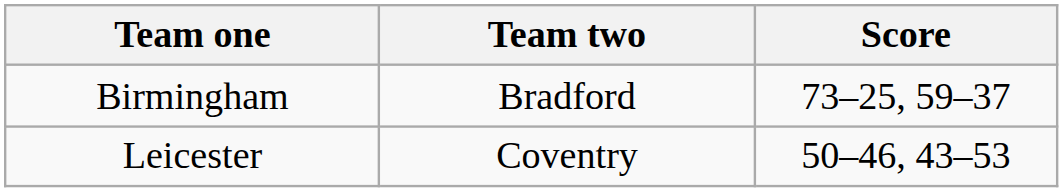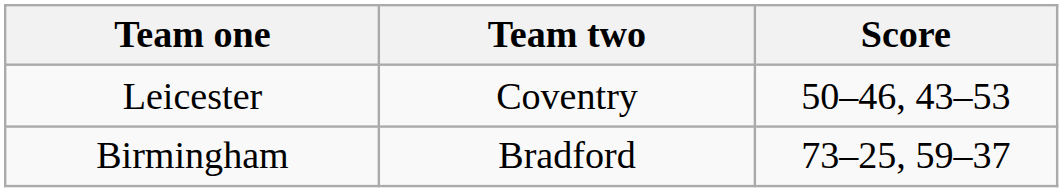rows swapped: (192, 155) <-> (192, 95)
